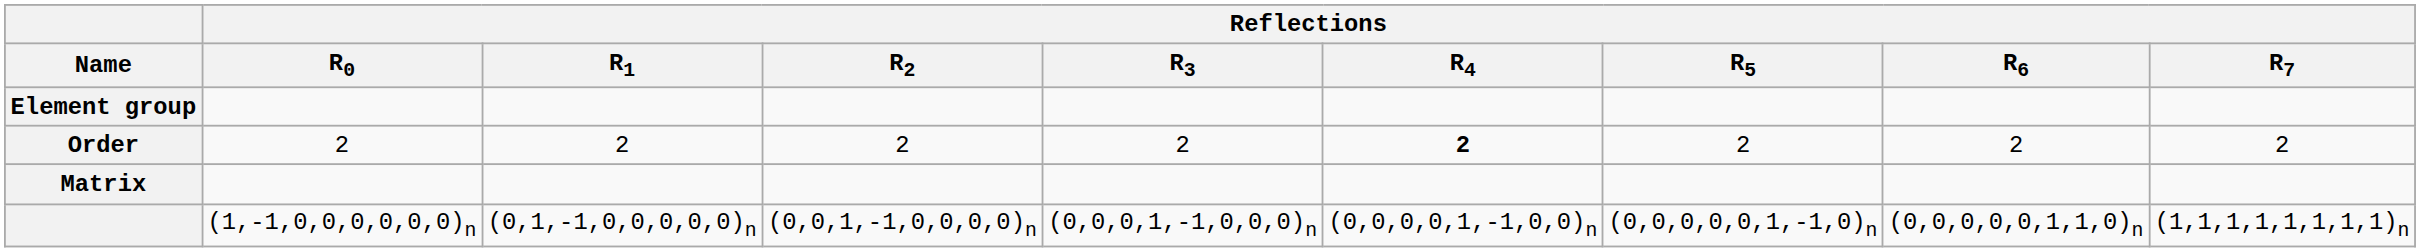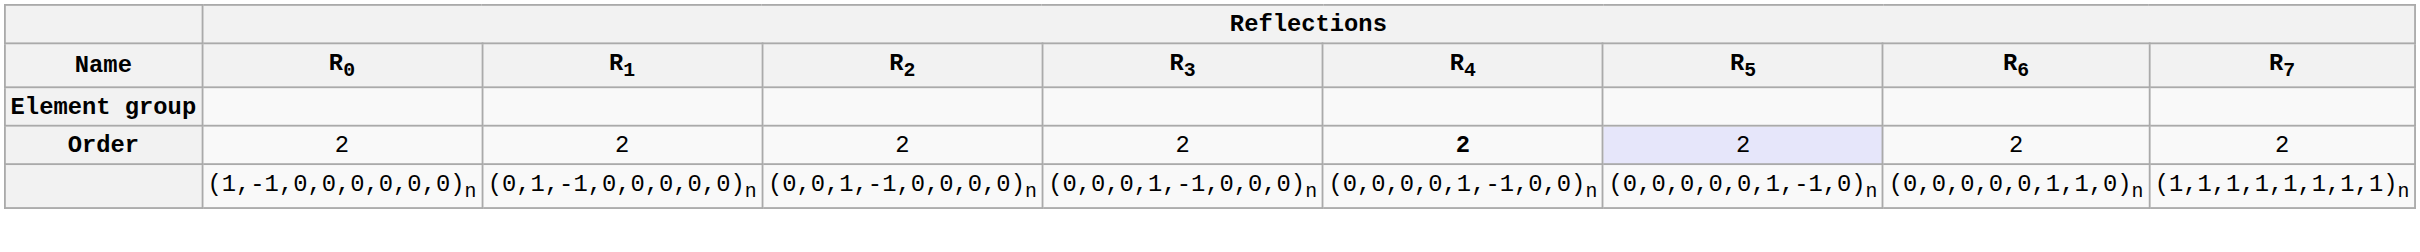(1743, 145) no background -> (1743, 145) lavender background
- row: (103, 184)
